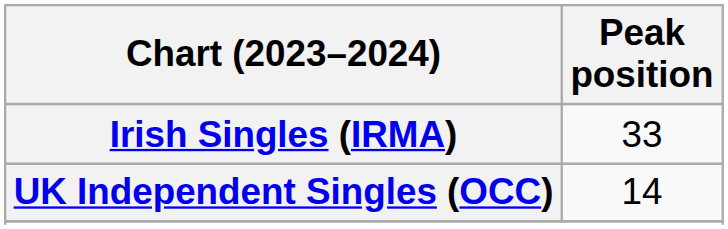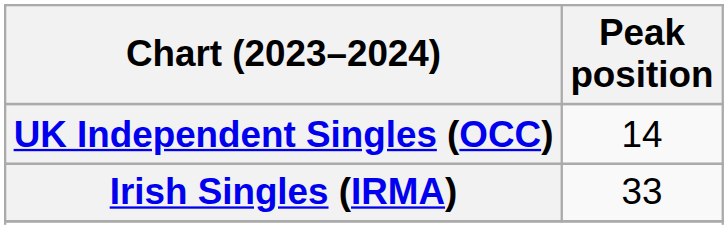rows swapped: (284, 133) <-> (284, 191)
